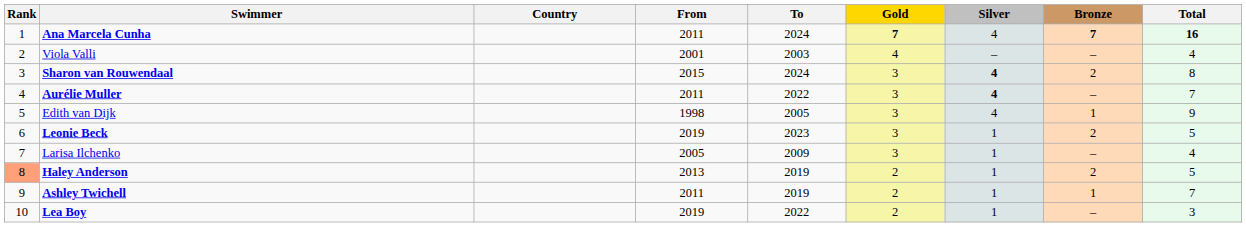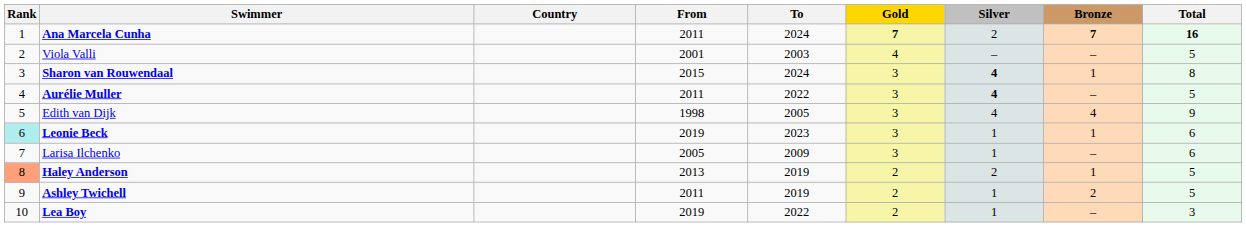(994, 34) 4 -> (994, 34) 2
(1192, 53) 4 -> (1192, 53) 5
(1093, 73) 2 -> (1093, 73) 1
(1192, 93) 7 -> (1192, 93) 5
(1093, 113) 1 -> (1093, 113) 4
(22, 133) no background -> (22, 133) paleturquoise background
(1093, 133) 2 -> (1093, 133) 1
(1192, 133) 5 -> (1192, 133) 6
(1192, 152) 4 -> (1192, 152) 6
(994, 172) 1 -> (994, 172) 2
(1093, 172) 2 -> (1093, 172) 1
(1093, 192) 1 -> (1093, 192) 2
(1192, 192) 7 -> (1192, 192) 5
